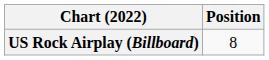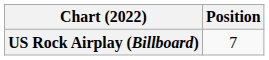(233, 42) 8 -> (233, 42) 7
